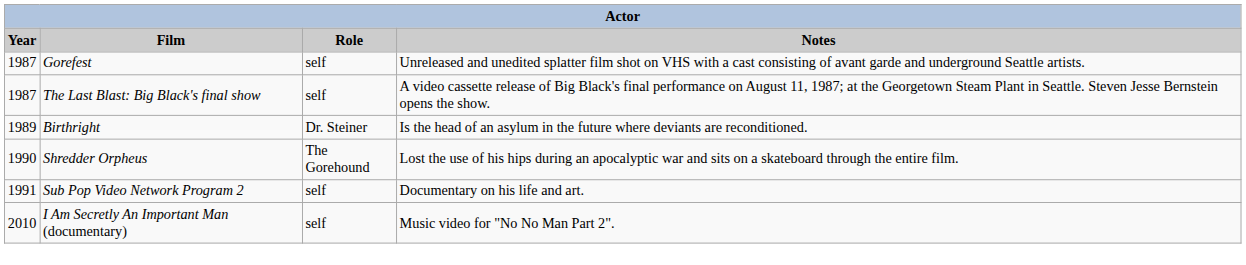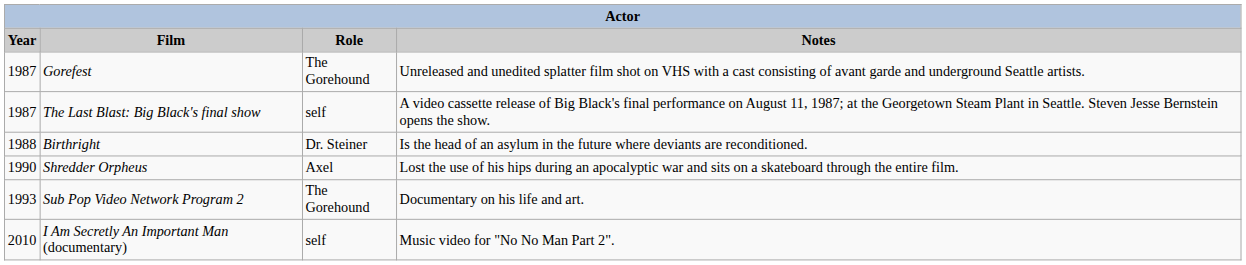(316, 63) self -> (337, 72) The Gorehound
(22, 127) 1989 -> (22, 144) 1988
(337, 159) The Gorehound -> (319, 167) Axel
(22, 191) 1991 -> (22, 199) 1993
(316, 191) self -> (337, 199) The Gorehound
